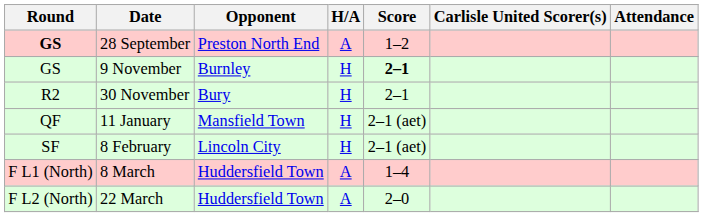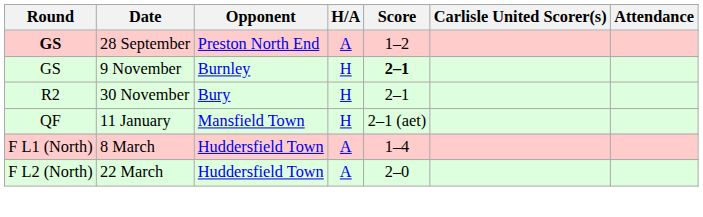- row: (136, 146)
